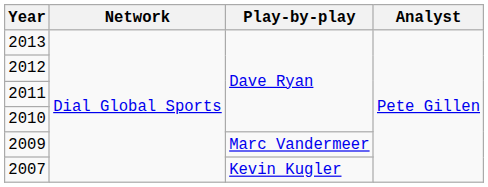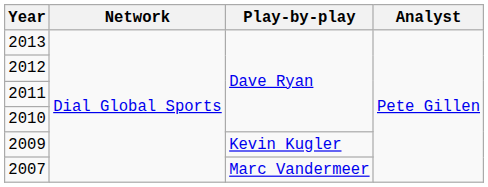(299, 144) Marc Vandermeer -> (285, 144) Kevin Kugler
(285, 170) Kevin Kugler -> (299, 170) Marc Vandermeer
